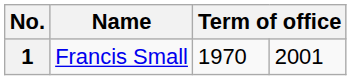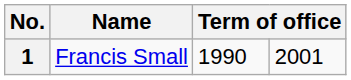(222, 56) 1970 -> (222, 56) 1990
